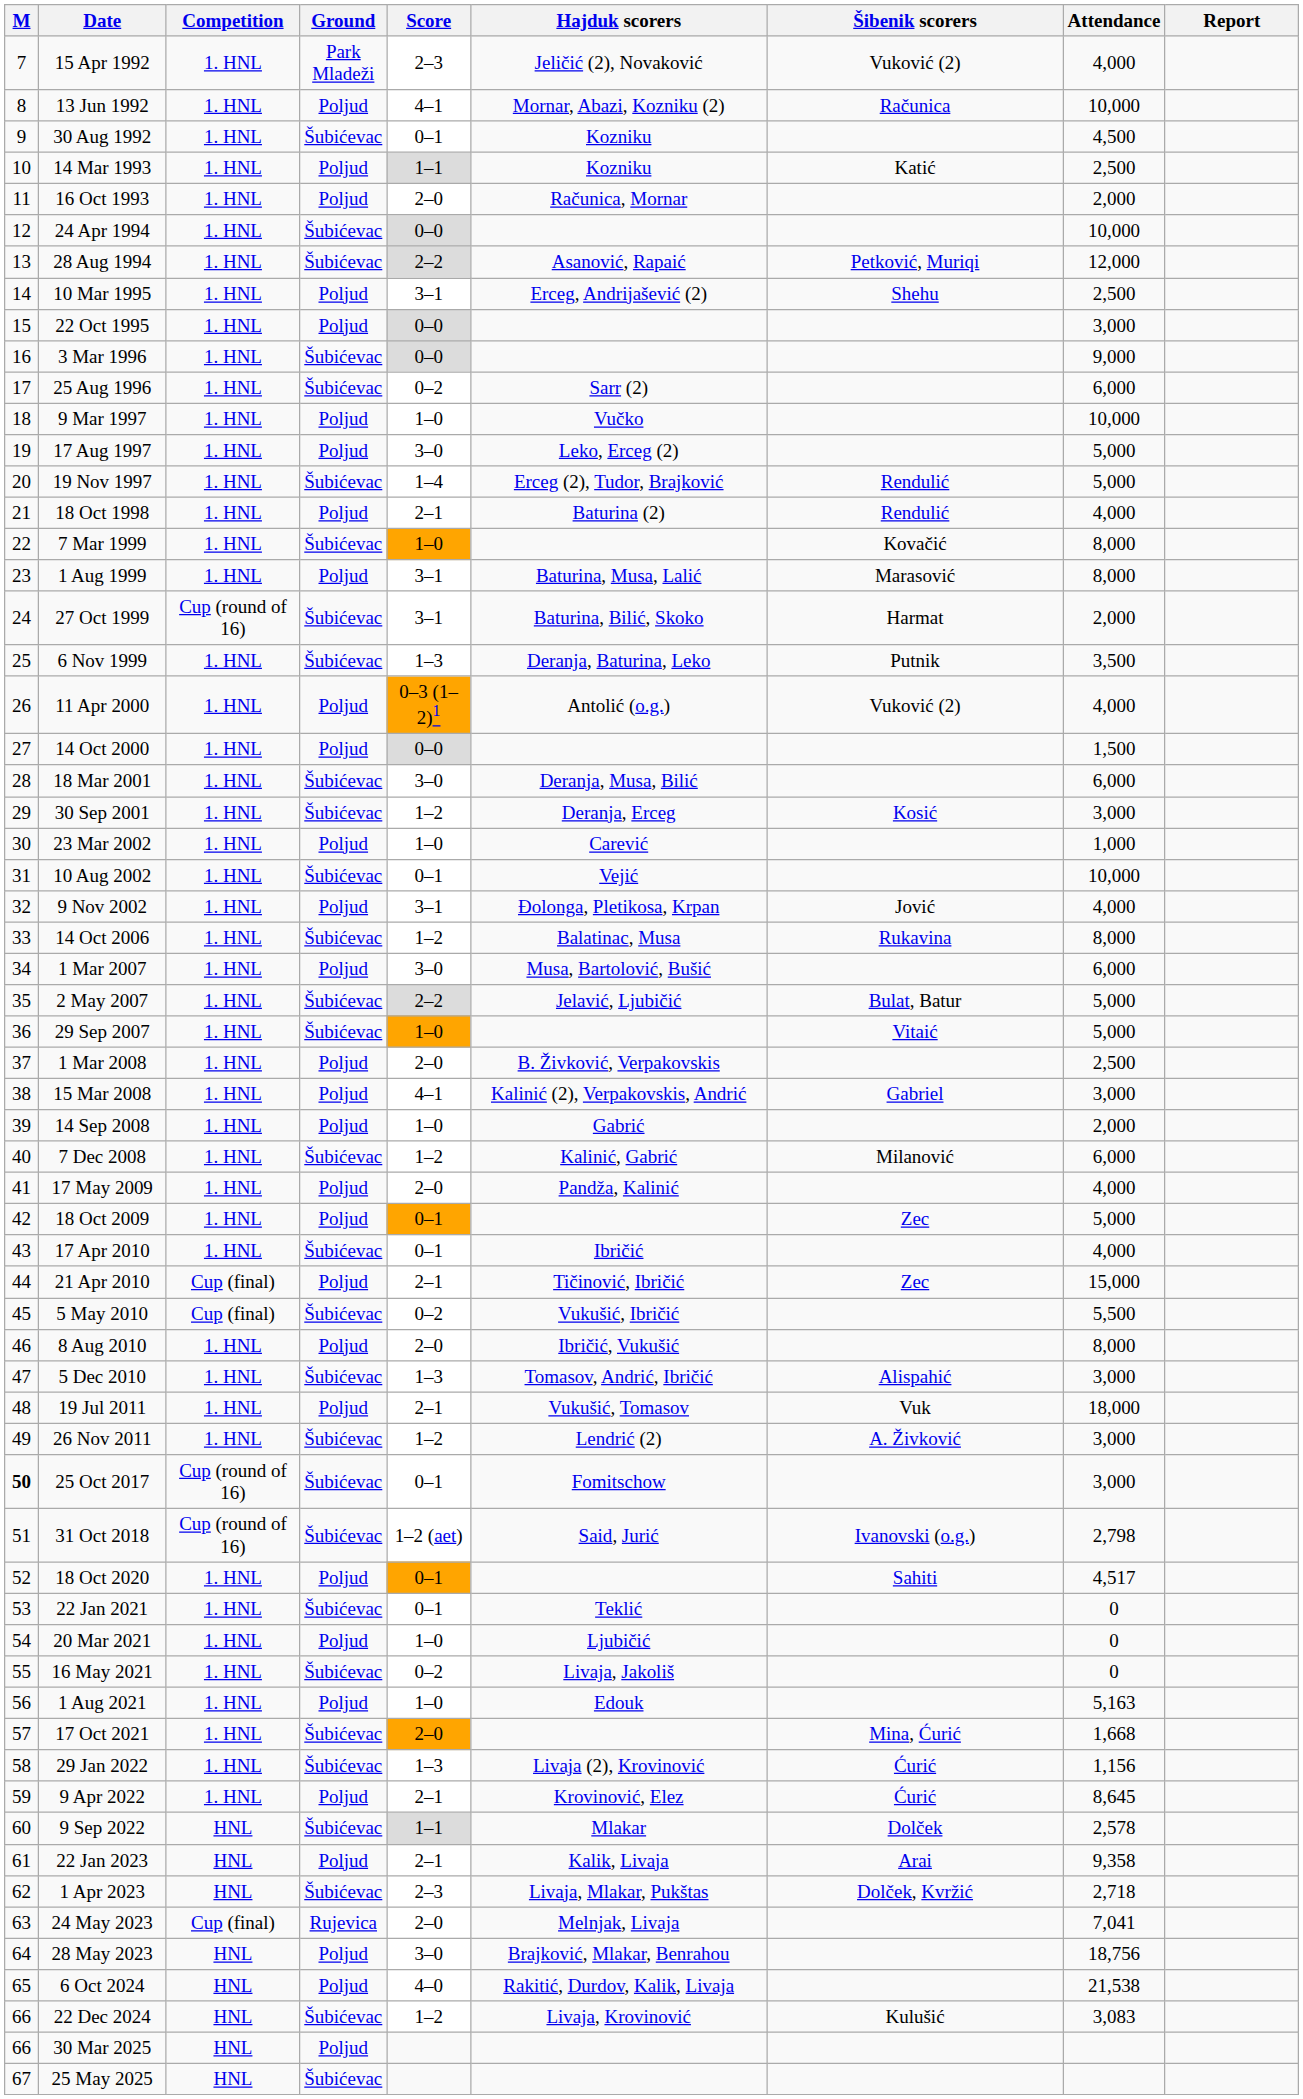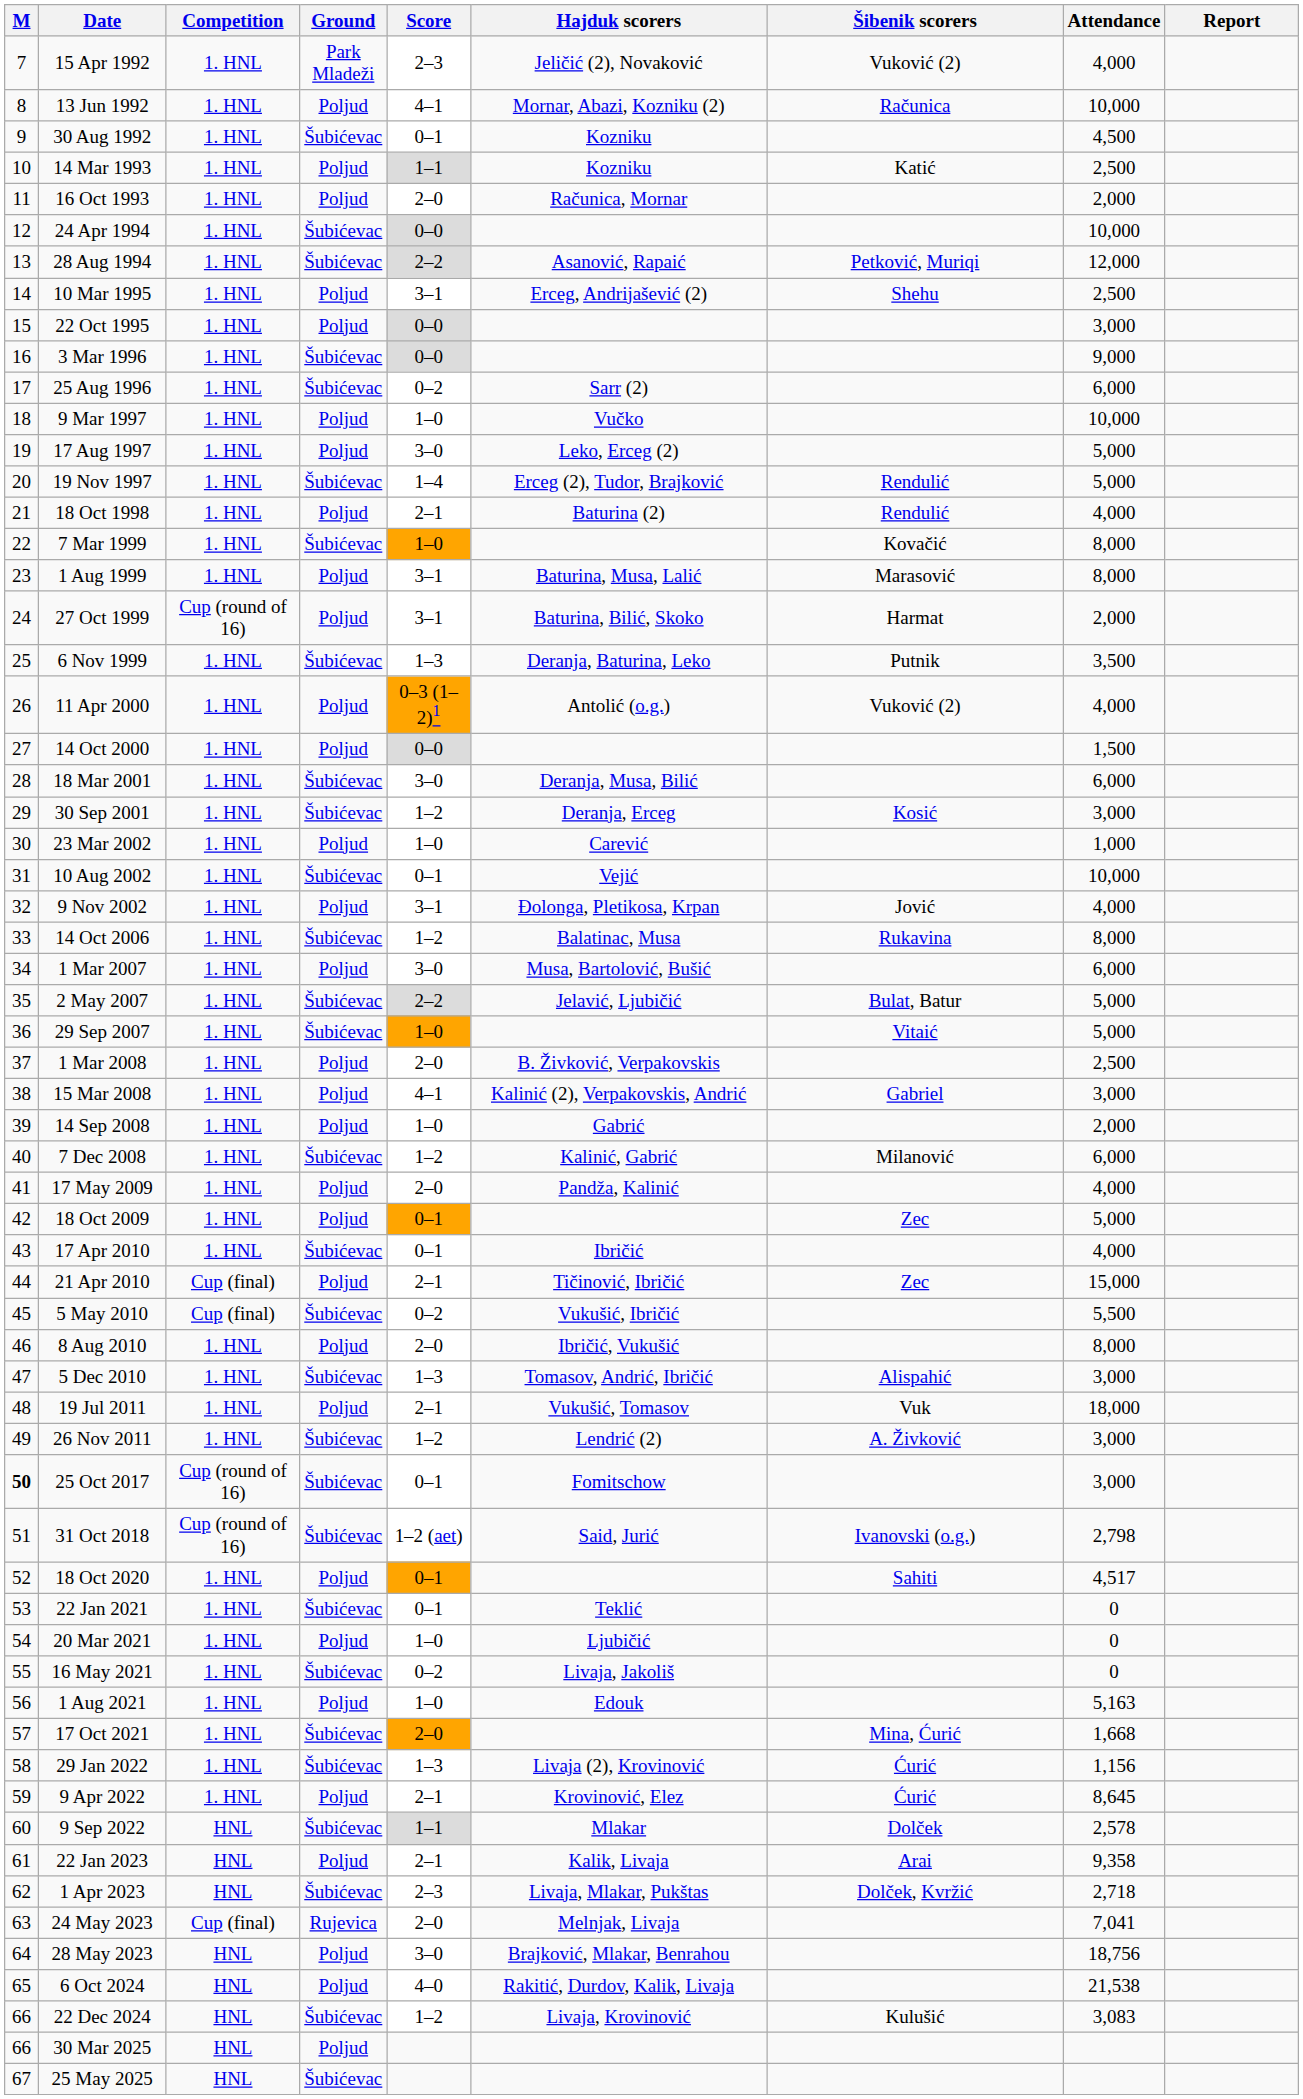(343, 618) Šubićevac -> (343, 618) Poljud
